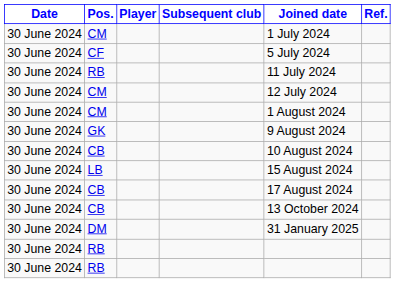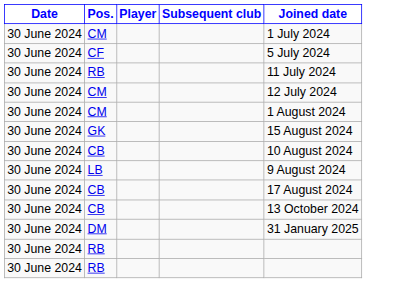- column: (376, 14)
(306, 131) 9 August 2024 -> (310, 131) 15 August 2024
(310, 170) 15 August 2024 -> (306, 170) 9 August 2024
